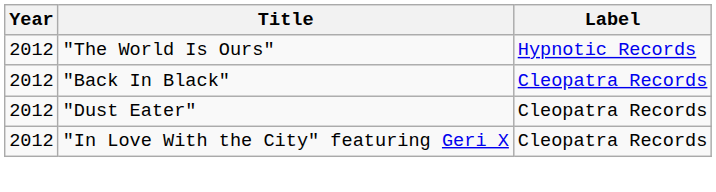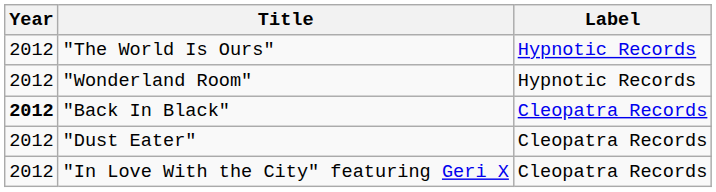+ row: (157, 80)
(31, 80) normal -> (31, 111) bold
